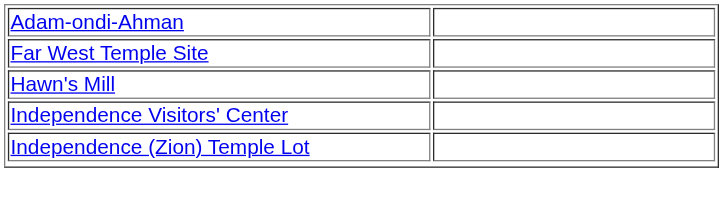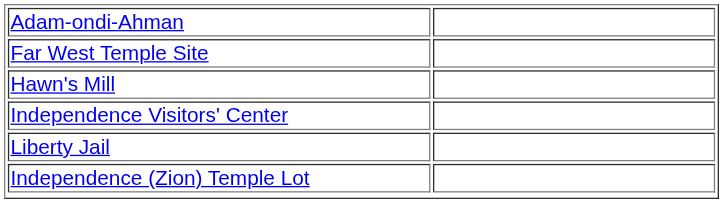+ row: (60, 146)
